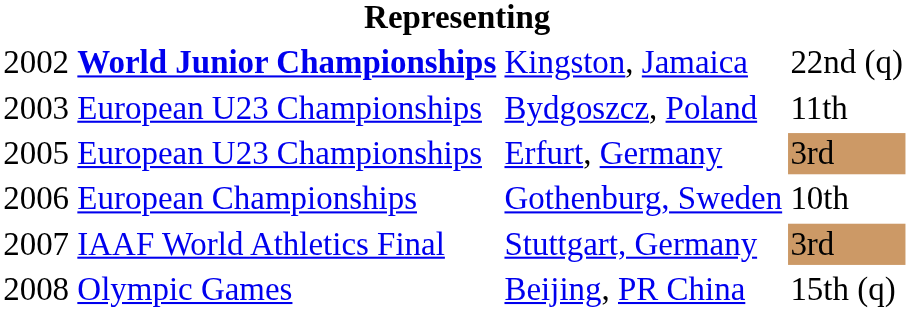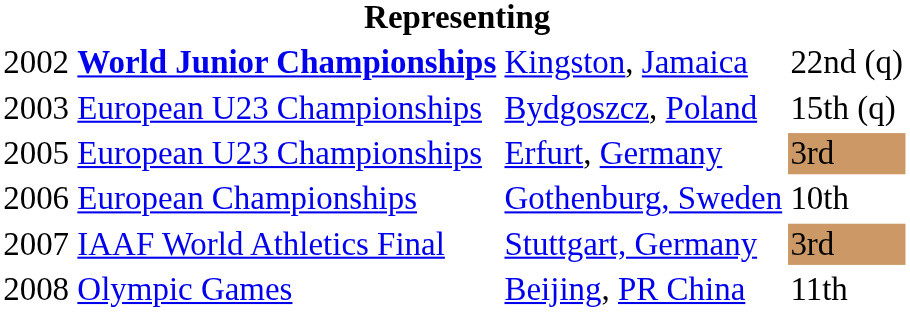(819, 107) 11th -> (843, 107) 15th (q)
(843, 289) 15th (q) -> (819, 289) 11th
